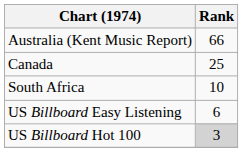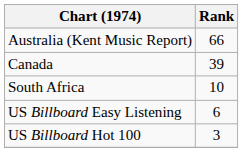(217, 64) 25 -> (217, 64) 39
(217, 135) lightgrey background -> (217, 135) no background
